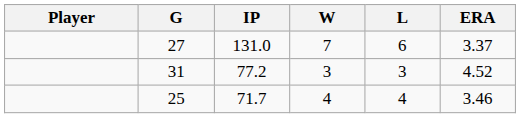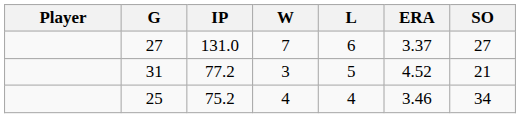+ column: (483, 17)
(402, 71) 3 -> (351, 71) 5
(252, 98) 71.7 -> (220, 98) 75.2
